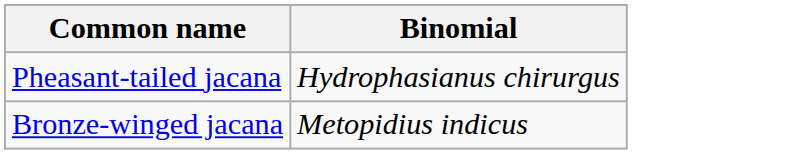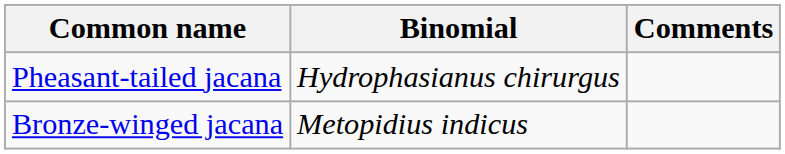+ column: (704, 28)
